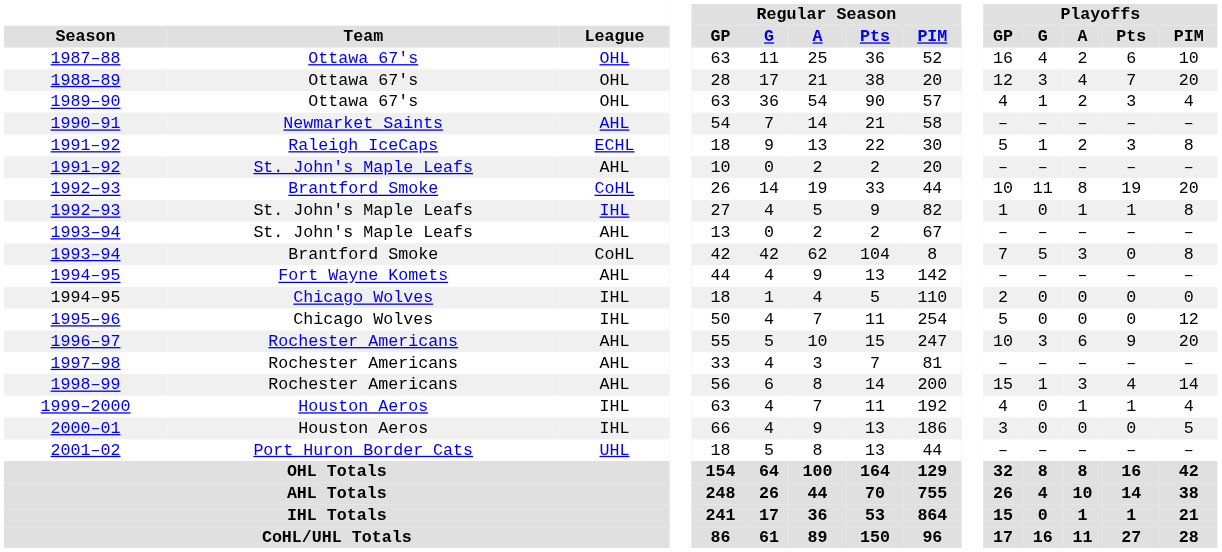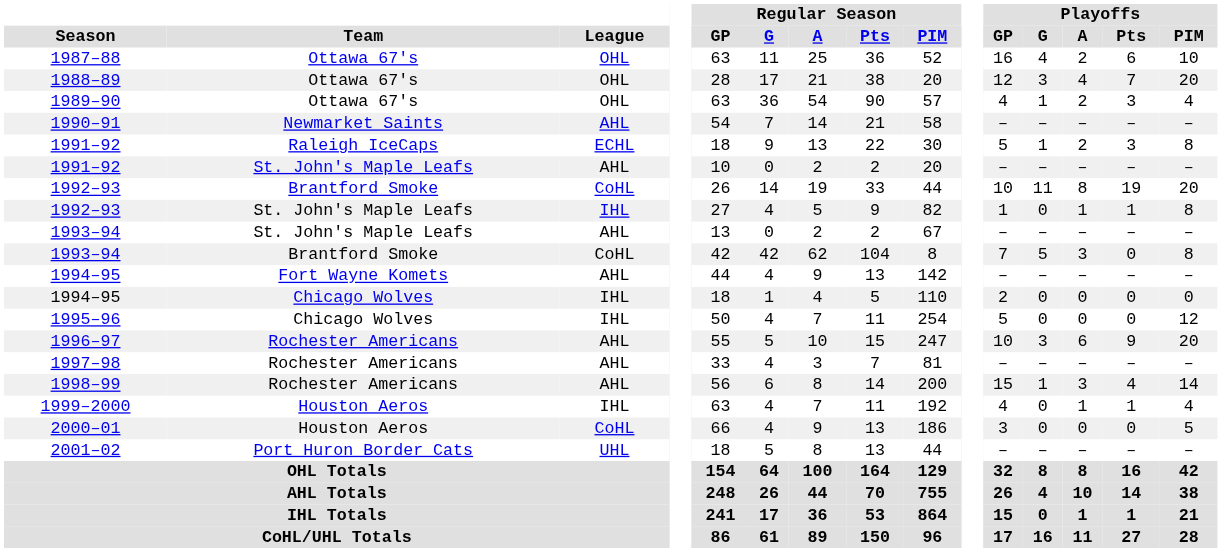(614, 428) IHL -> (614, 428) CoHL
